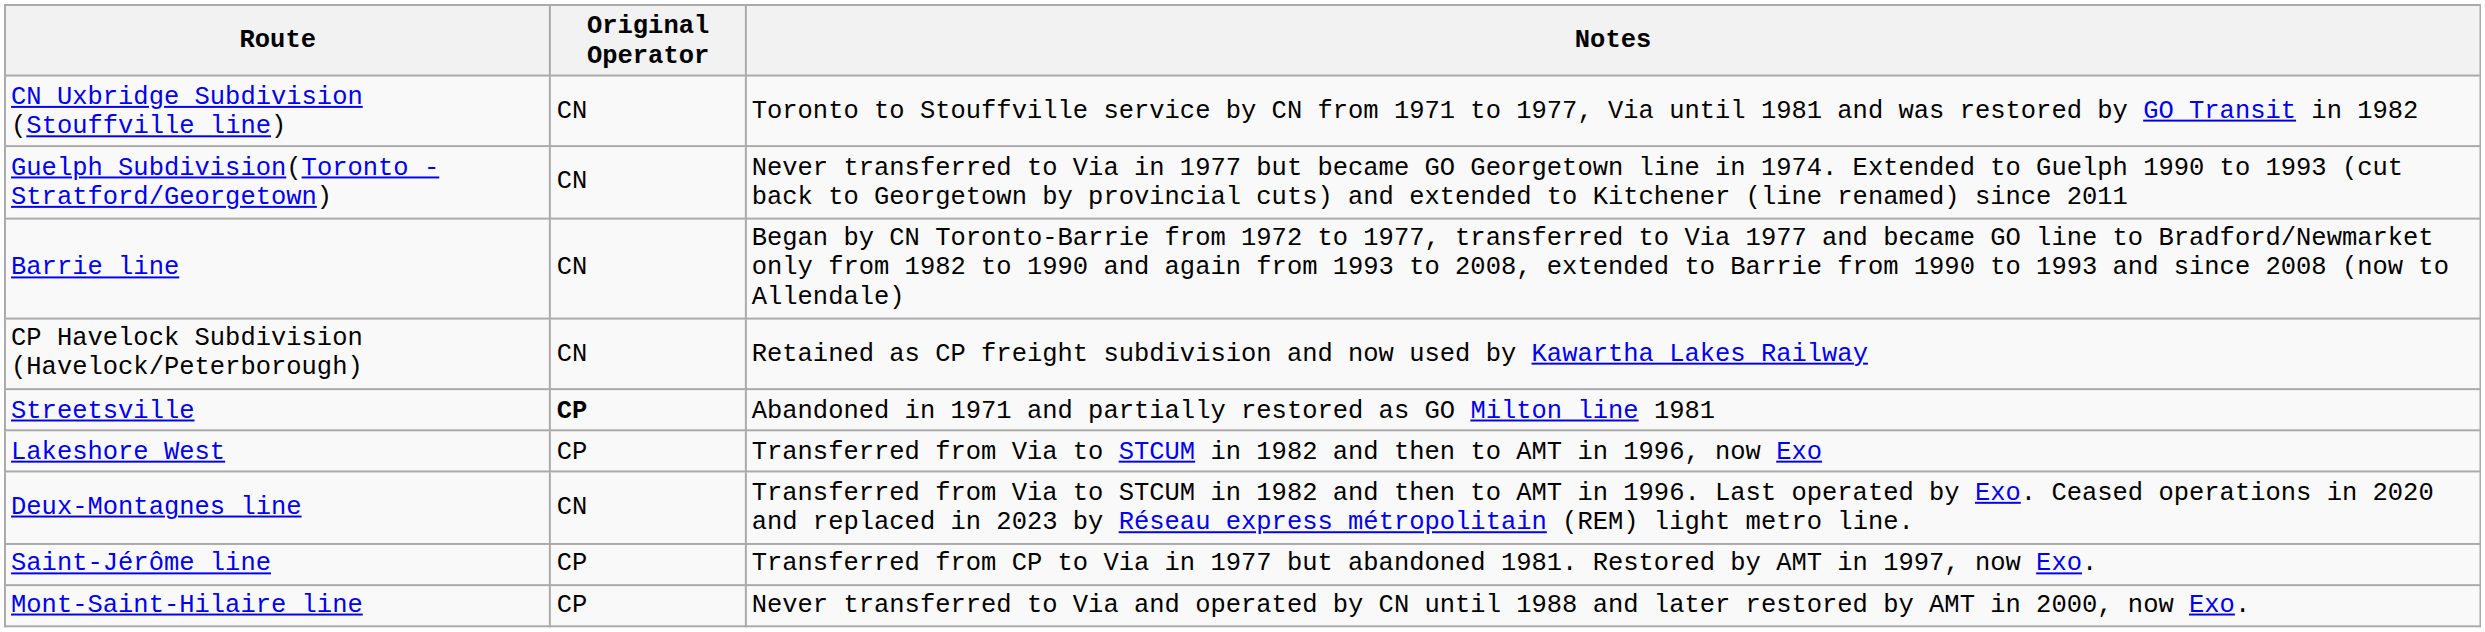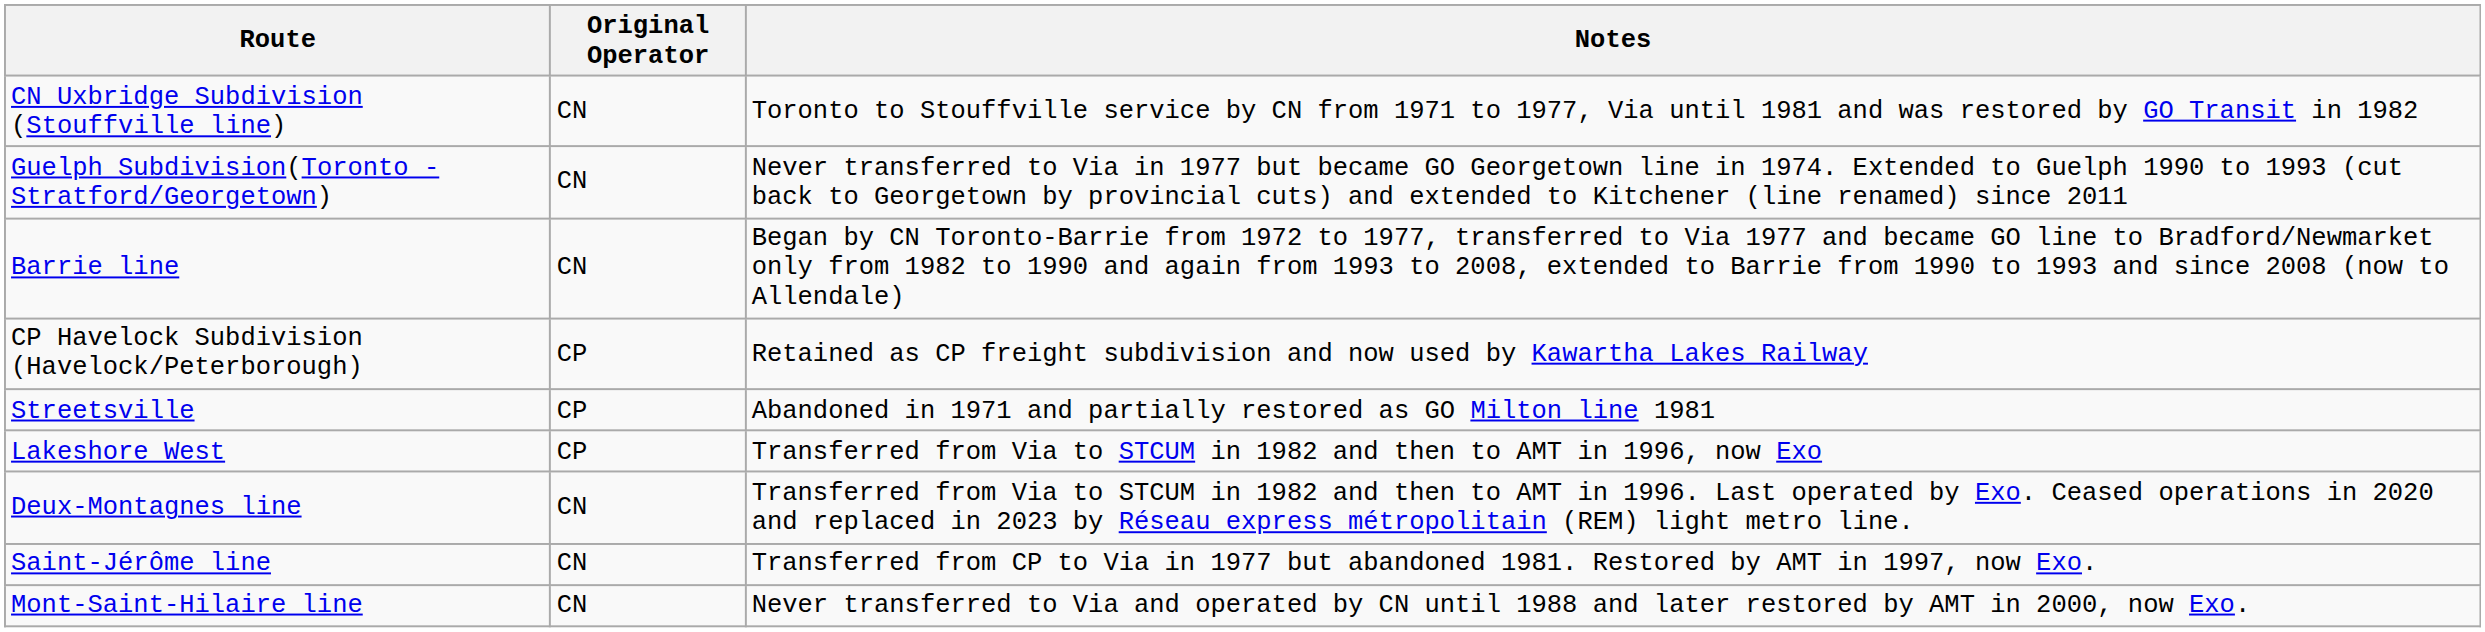(572, 354) CN -> (572, 354) CP
(572, 410) bold -> (572, 410) normal
(572, 564) CP -> (572, 564) CN
(572, 605) CP -> (572, 605) CN
